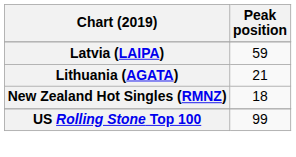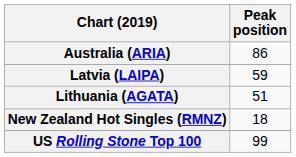+ row: (117, 53)
(260, 75) 21 -> (260, 97) 51
